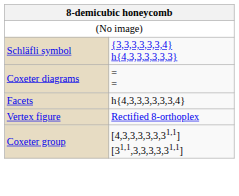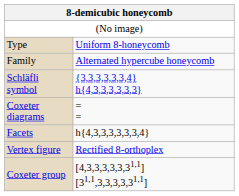+ row: (17, 45)
+ row: (21, 61)
